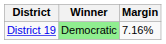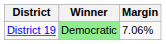(138, 30) 7.16% -> (138, 30) 7.06%
